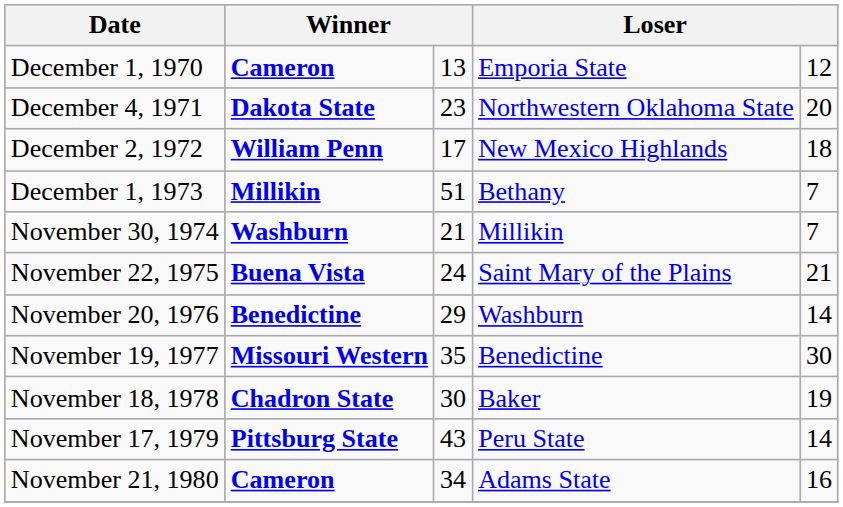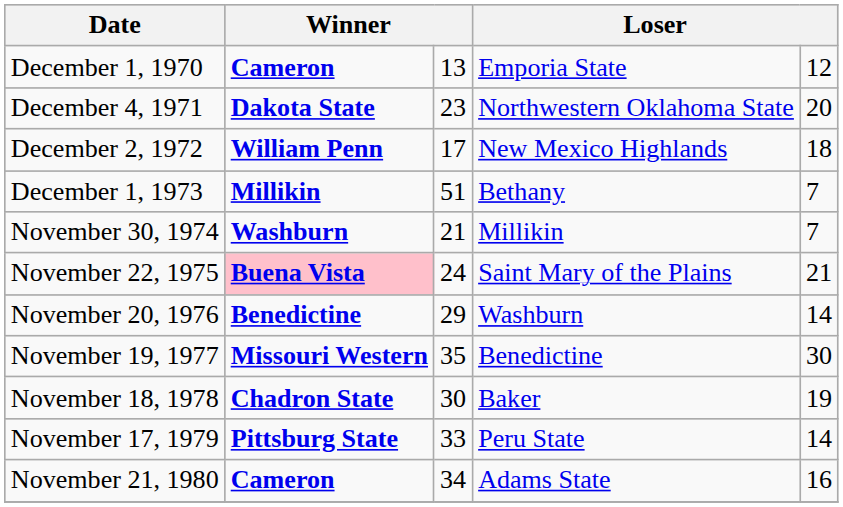(298, 273) no background -> (298, 273) pink background
(453, 438) 43 -> (453, 438) 33
